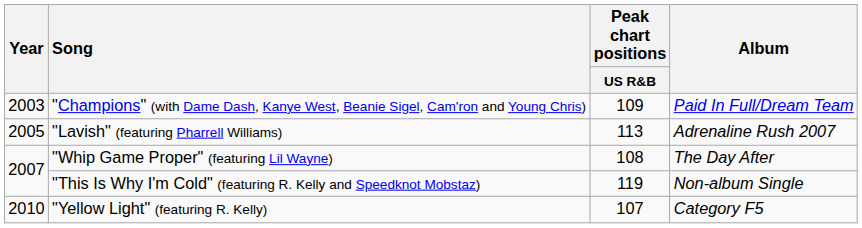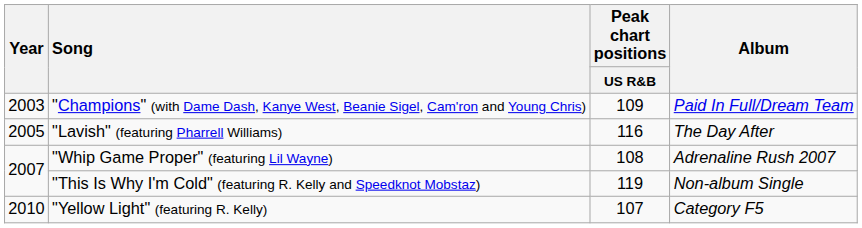(630, 131) 113 -> (630, 131) 116
(754, 131) Adrenaline Rush 2007 -> (724, 131) The Day After
(724, 157) The Day After -> (754, 157) Adrenaline Rush 2007
